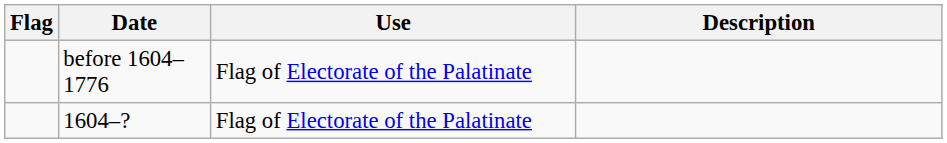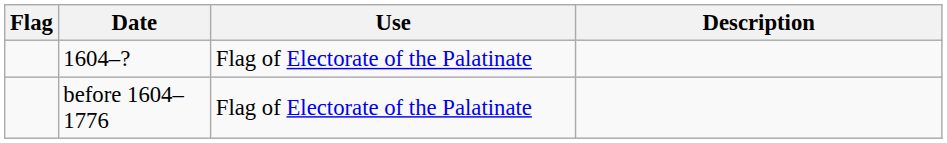rows swapped: (124, 71) <-> (97, 120)
